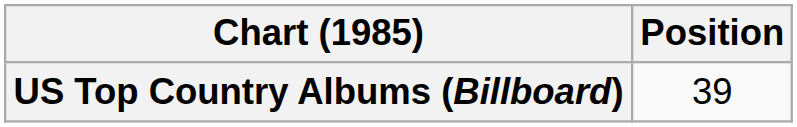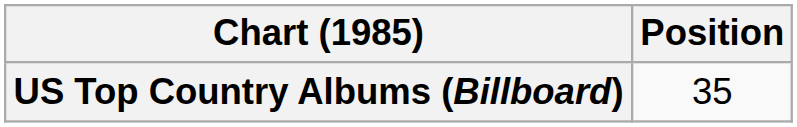(712, 91) 39 -> (712, 91) 35
